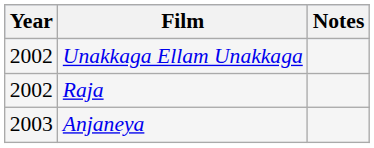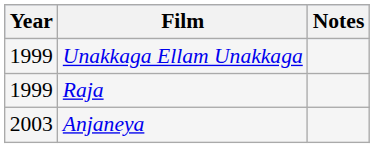(31, 55) 2002 -> (31, 55) 1999
(31, 90) 2002 -> (31, 90) 1999
